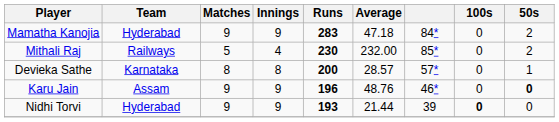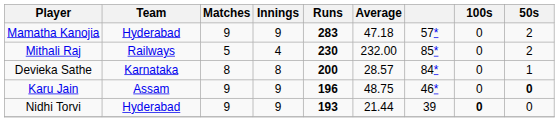(430, 32) 84* -> (430, 32) 57*
(430, 70) 57* -> (430, 70) 84*
(379, 88) 48.76 -> (379, 88) 48.75
